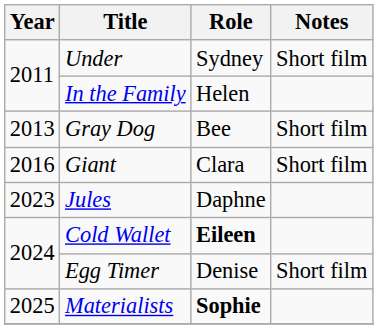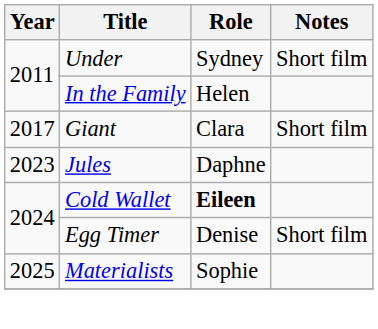- row: (110, 128)
(32, 164) 2016 -> (32, 128) 2017
(228, 306) bold -> (227, 270) normal
